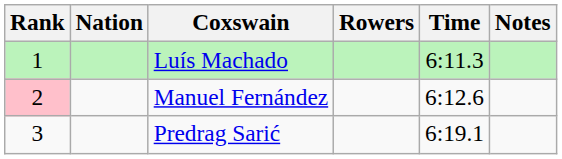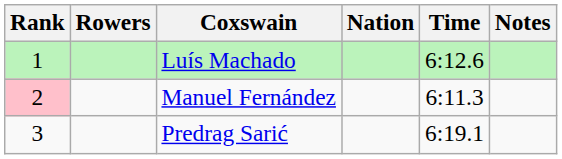columns swapped: (377, 23) <-> (109, 23)
(455, 60) 6:11.3 -> (455, 60) 6:12.6
(455, 97) 6:12.6 -> (455, 97) 6:11.3
